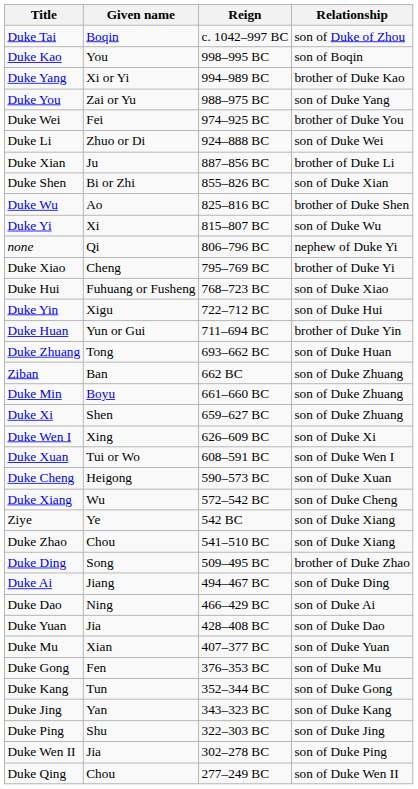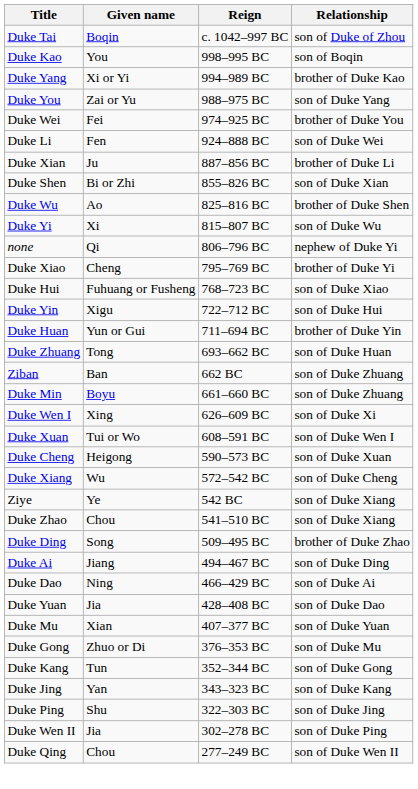(116, 141) Zhuo or Di -> (96, 141) Fen
- row: (30, 415)
(96, 667) Fen -> (116, 646) Zhuo or Di
